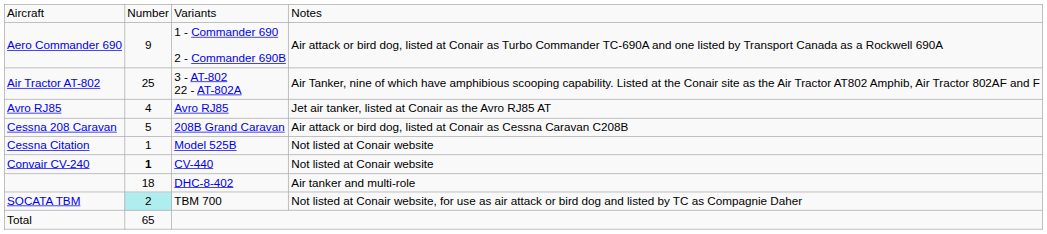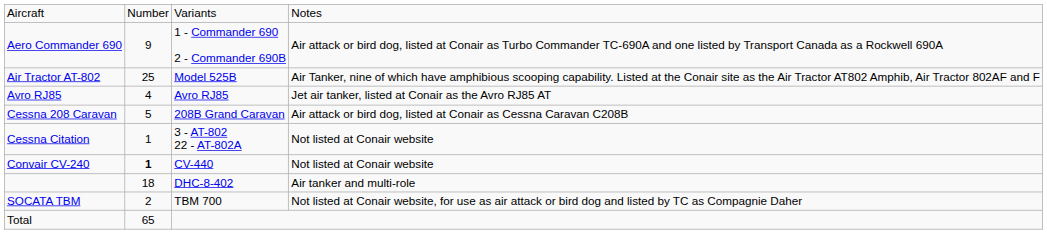(208, 83) 3 - AT-802 22 - AT-802A -> (205, 77) Model 525B
(205, 145) Model 525B -> (208, 139) 3 - AT-802 22 - AT-802A
(148, 201) paleturquoise background -> (148, 201) no background
